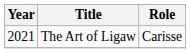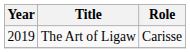(21, 36) 2021 -> (21, 36) 2019
